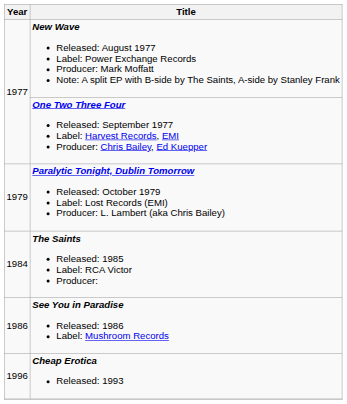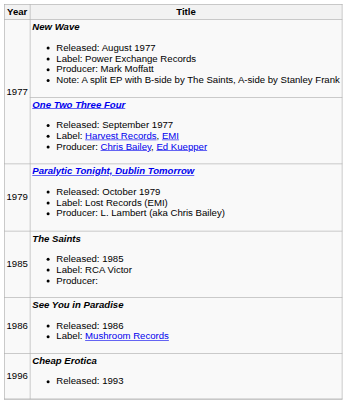(17, 264) 1984 -> (17, 264) 1985
